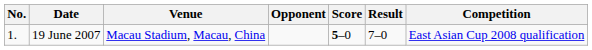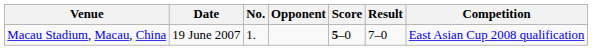columns swapped: (17, 14) <-> (186, 14)
